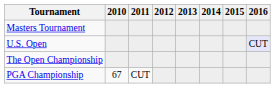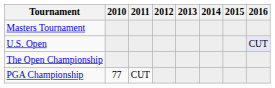(117, 75) 67 -> (117, 75) 77
